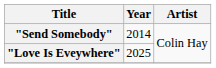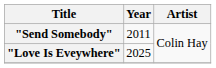(139, 33) 2014 -> (139, 33) 2011
